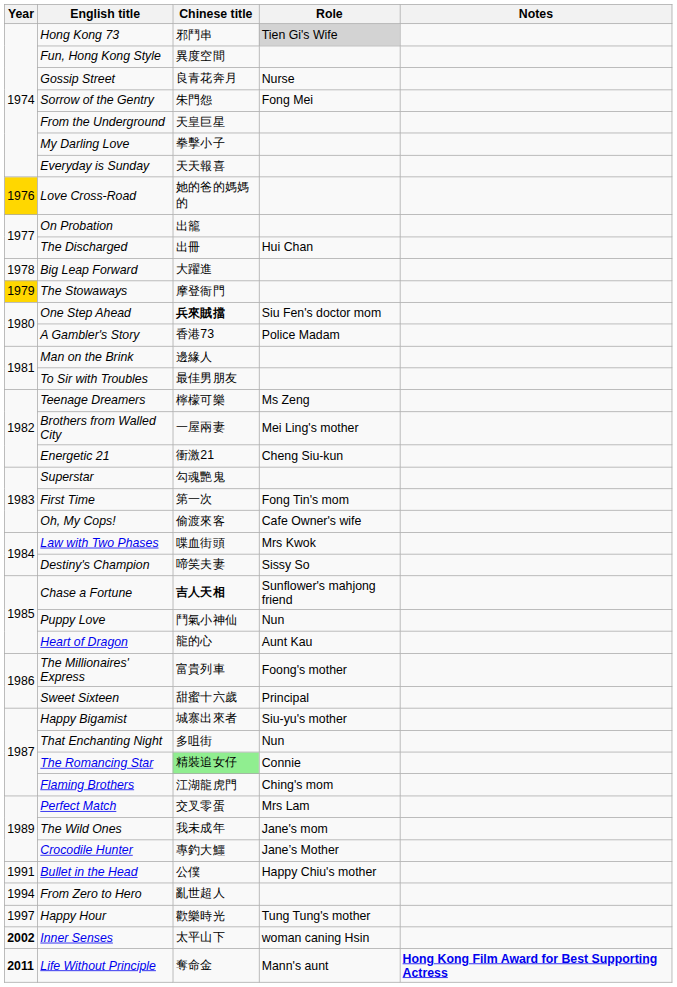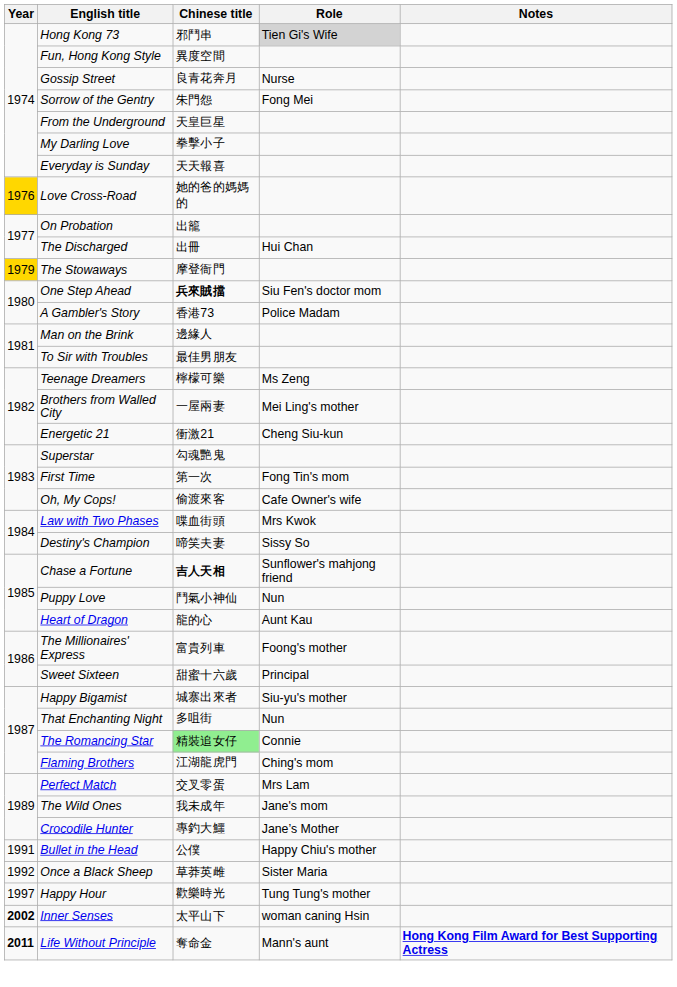- row: (89, 269)
+ row: (96, 872)
- row: (91, 894)
